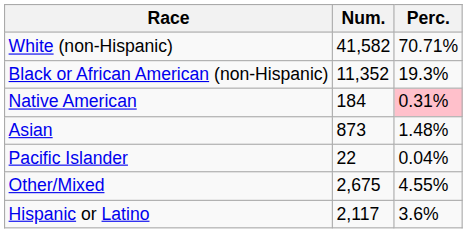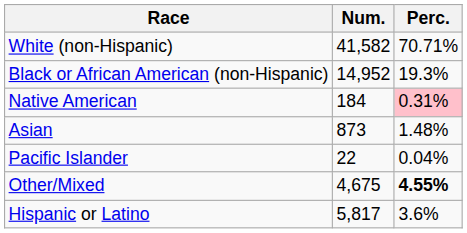(363, 74) 11,352 -> (363, 74) 14,952
(359, 185) 2,675 -> (359, 185) 4,675
(423, 185) normal -> (423, 185) bold
(358, 213) 2,117 -> (359, 213) 5,817
